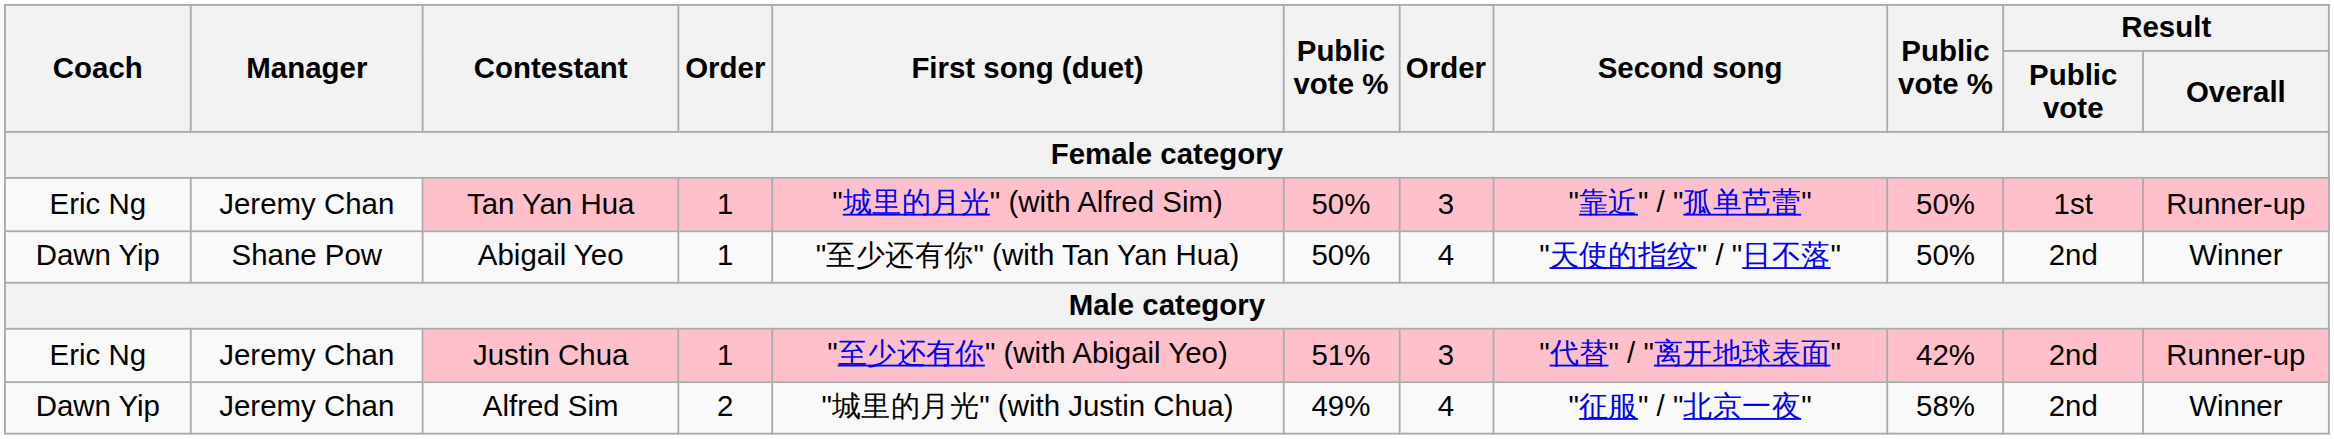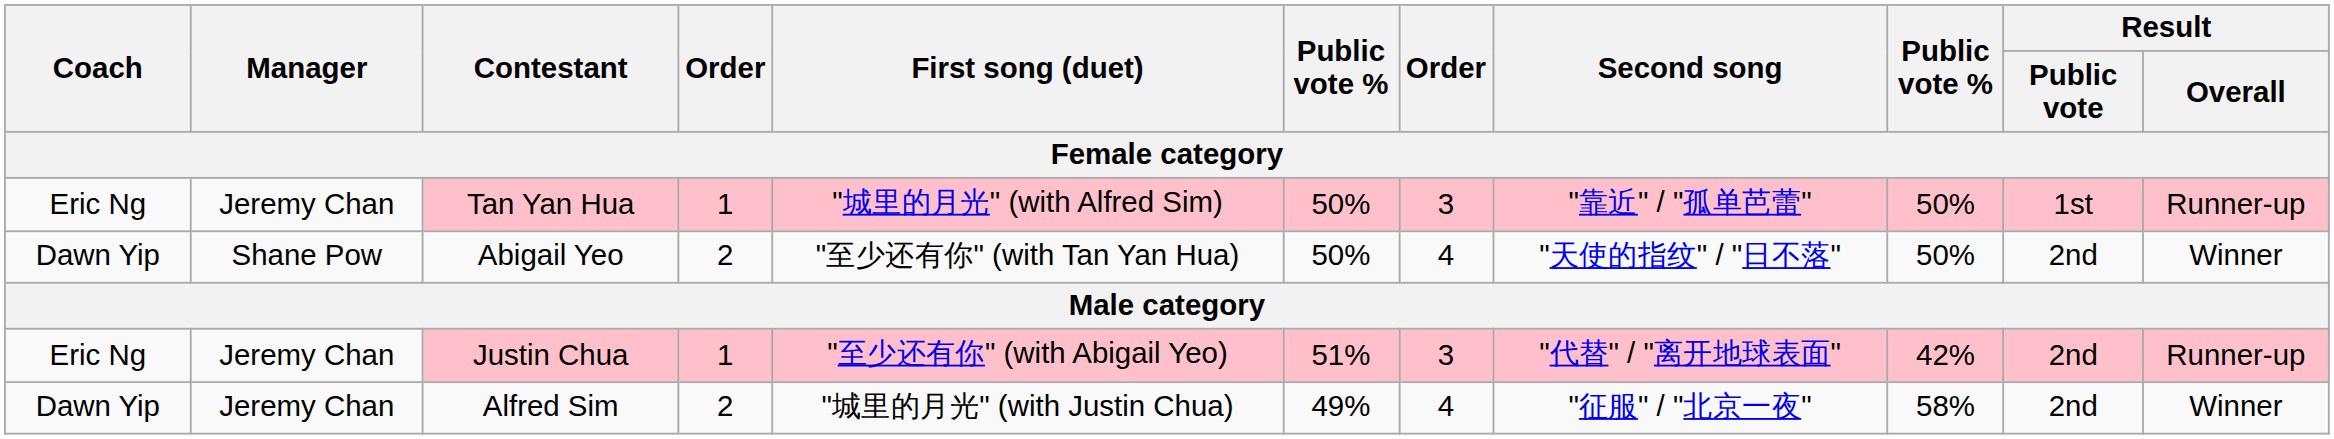(725, 256) 1 -> (725, 256) 2
